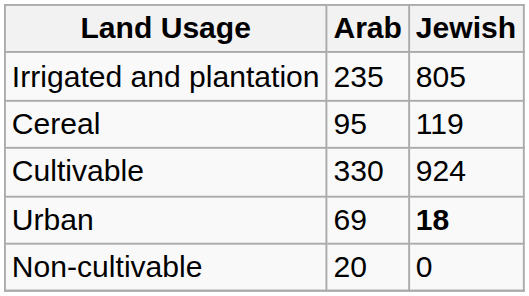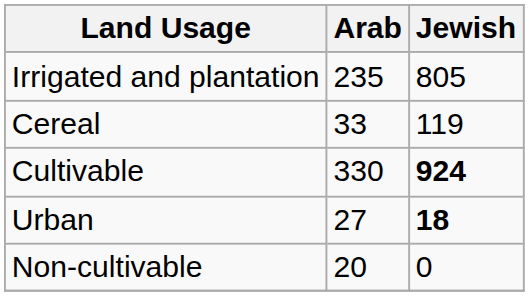(350, 123) 95 -> (350, 123) 33
(441, 171) normal -> (441, 171) bold
(350, 219) 69 -> (350, 219) 27
